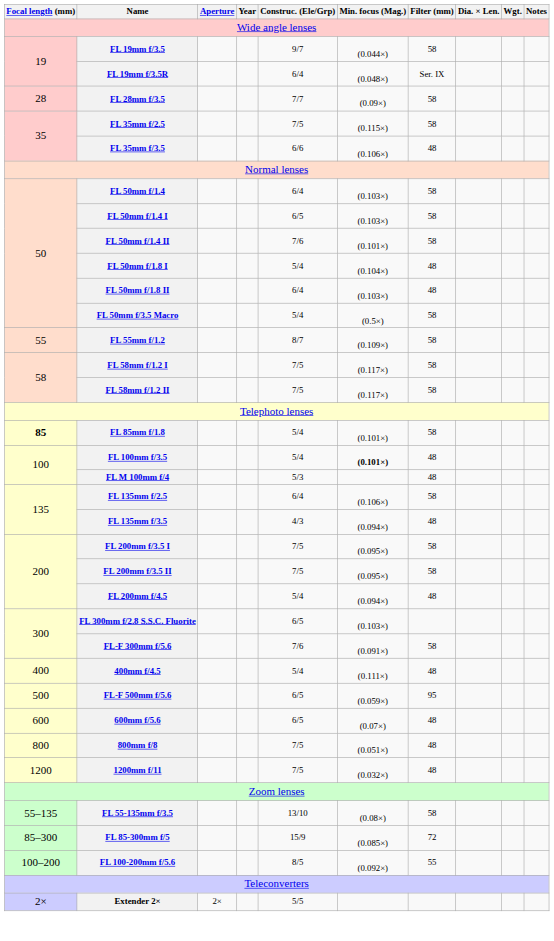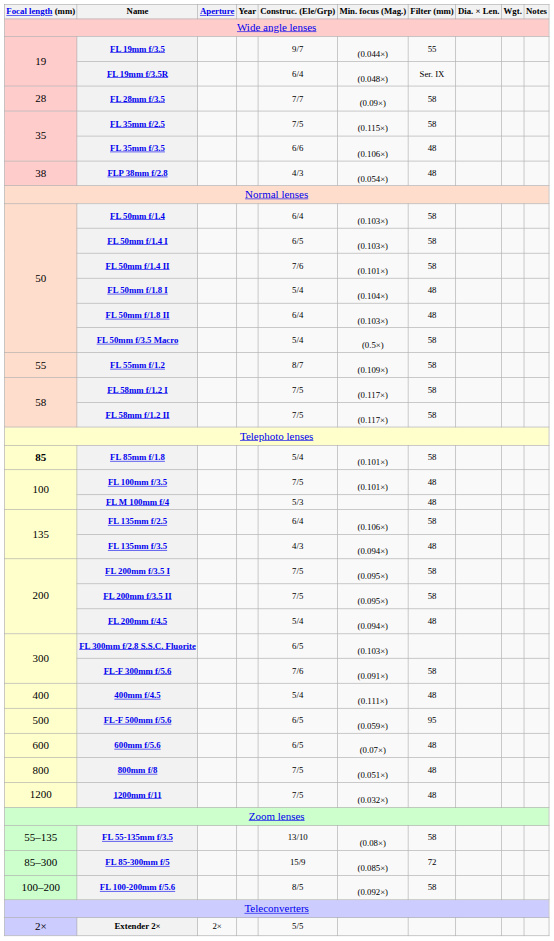(432, 49) 58 -> (432, 49) 55
+ row: (138, 173)
(298, 458) 5/4 -> (298, 482) 7/5
(373, 463) bold -> (373, 488) normal
(432, 863) 55 -> (432, 888) 58
